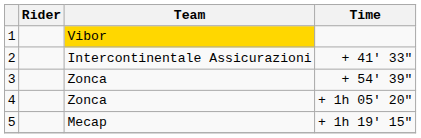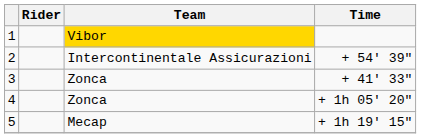(377, 58) + 41' 33" -> (377, 58) + 54' 39"
(377, 79) + 54' 39" -> (377, 79) + 41' 33"
